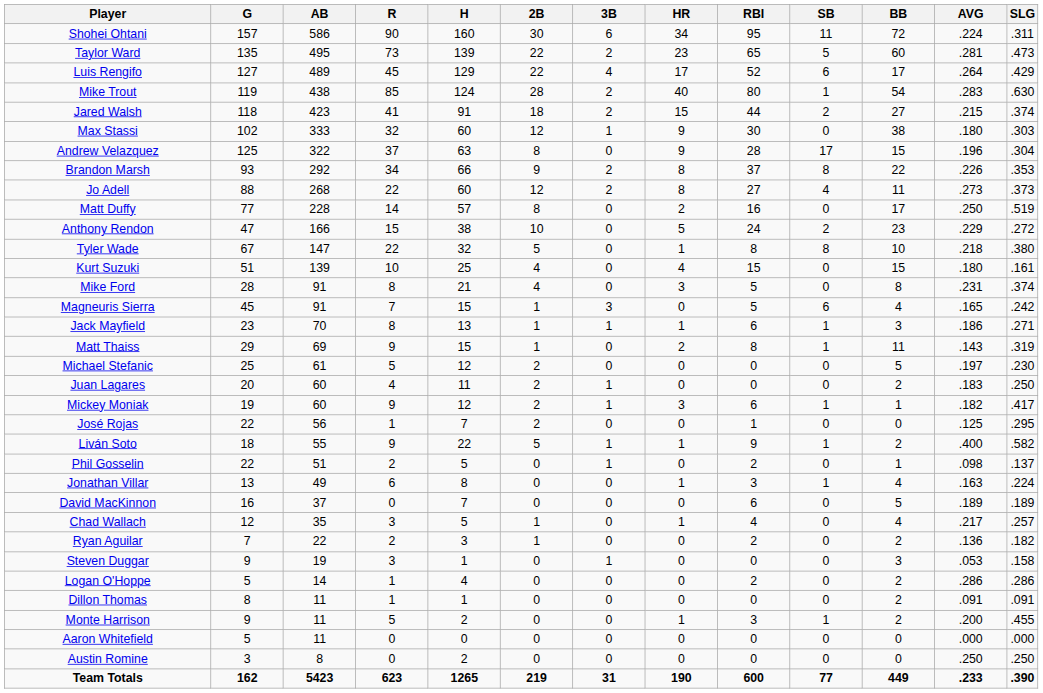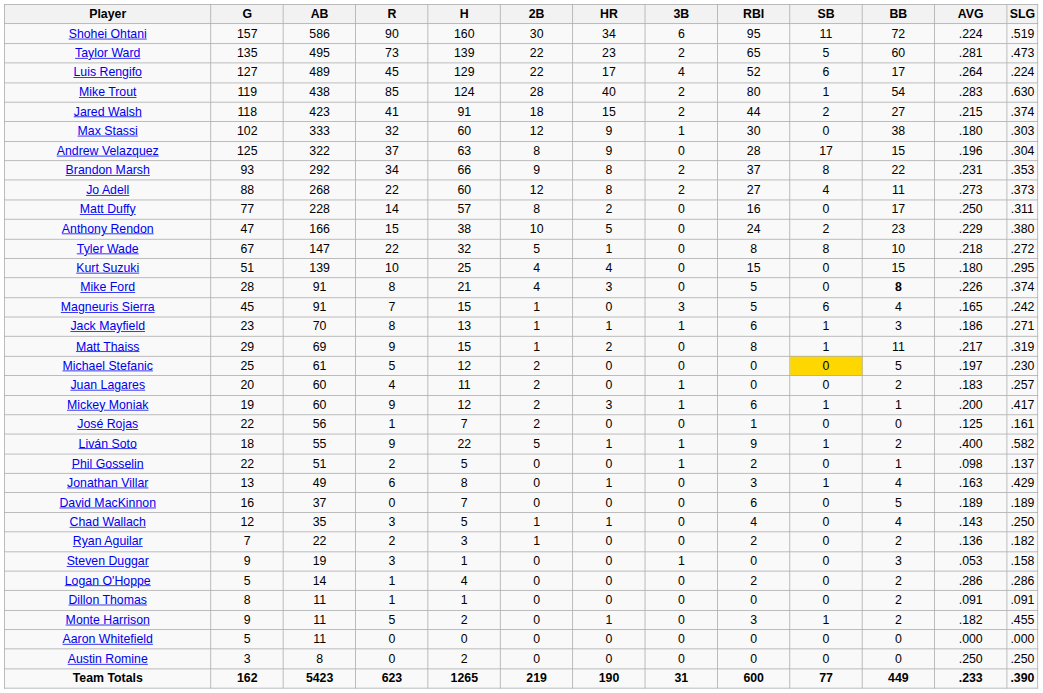columns swapped: (609, 14) <-> (681, 14)
(1022, 33) .311 -> (1022, 33) .519
(1022, 72) .429 -> (1022, 72) .224
(971, 170) .226 -> (971, 170) .231
(1022, 209) .519 -> (1022, 209) .311
(1022, 229) .272 -> (1022, 229) .380
(1022, 248) .380 -> (1022, 248) .272
(1022, 268) .161 -> (1022, 268) .295
(898, 287) normal -> (898, 287) bold
(971, 287) .231 -> (971, 287) .226
(971, 346) .143 -> (971, 346) .217
(826, 365) no background -> (826, 365) gold background
(1022, 385) .250 -> (1022, 385) .257
(971, 405) .182 -> (971, 405) .200
(1022, 424) .295 -> (1022, 424) .161
(1022, 483) .224 -> (1022, 483) .429
(971, 522) .217 -> (971, 522) .143
(1022, 522) .257 -> (1022, 522) .250
(971, 619) .200 -> (971, 619) .182
